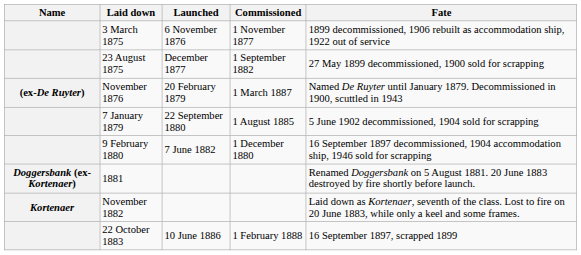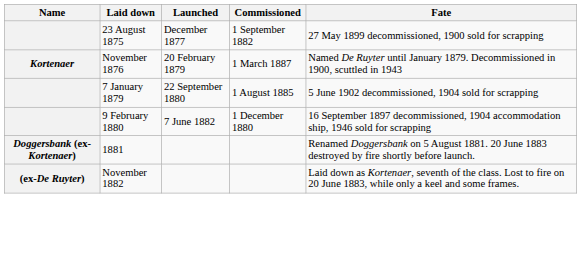- row: (120, 35)
(52, 92) (ex-De Ruyter) -> (52, 64) Kortenaer
(52, 207) Kortenaer -> (52, 178) (ex-De Ruyter)
- row: (126, 235)
